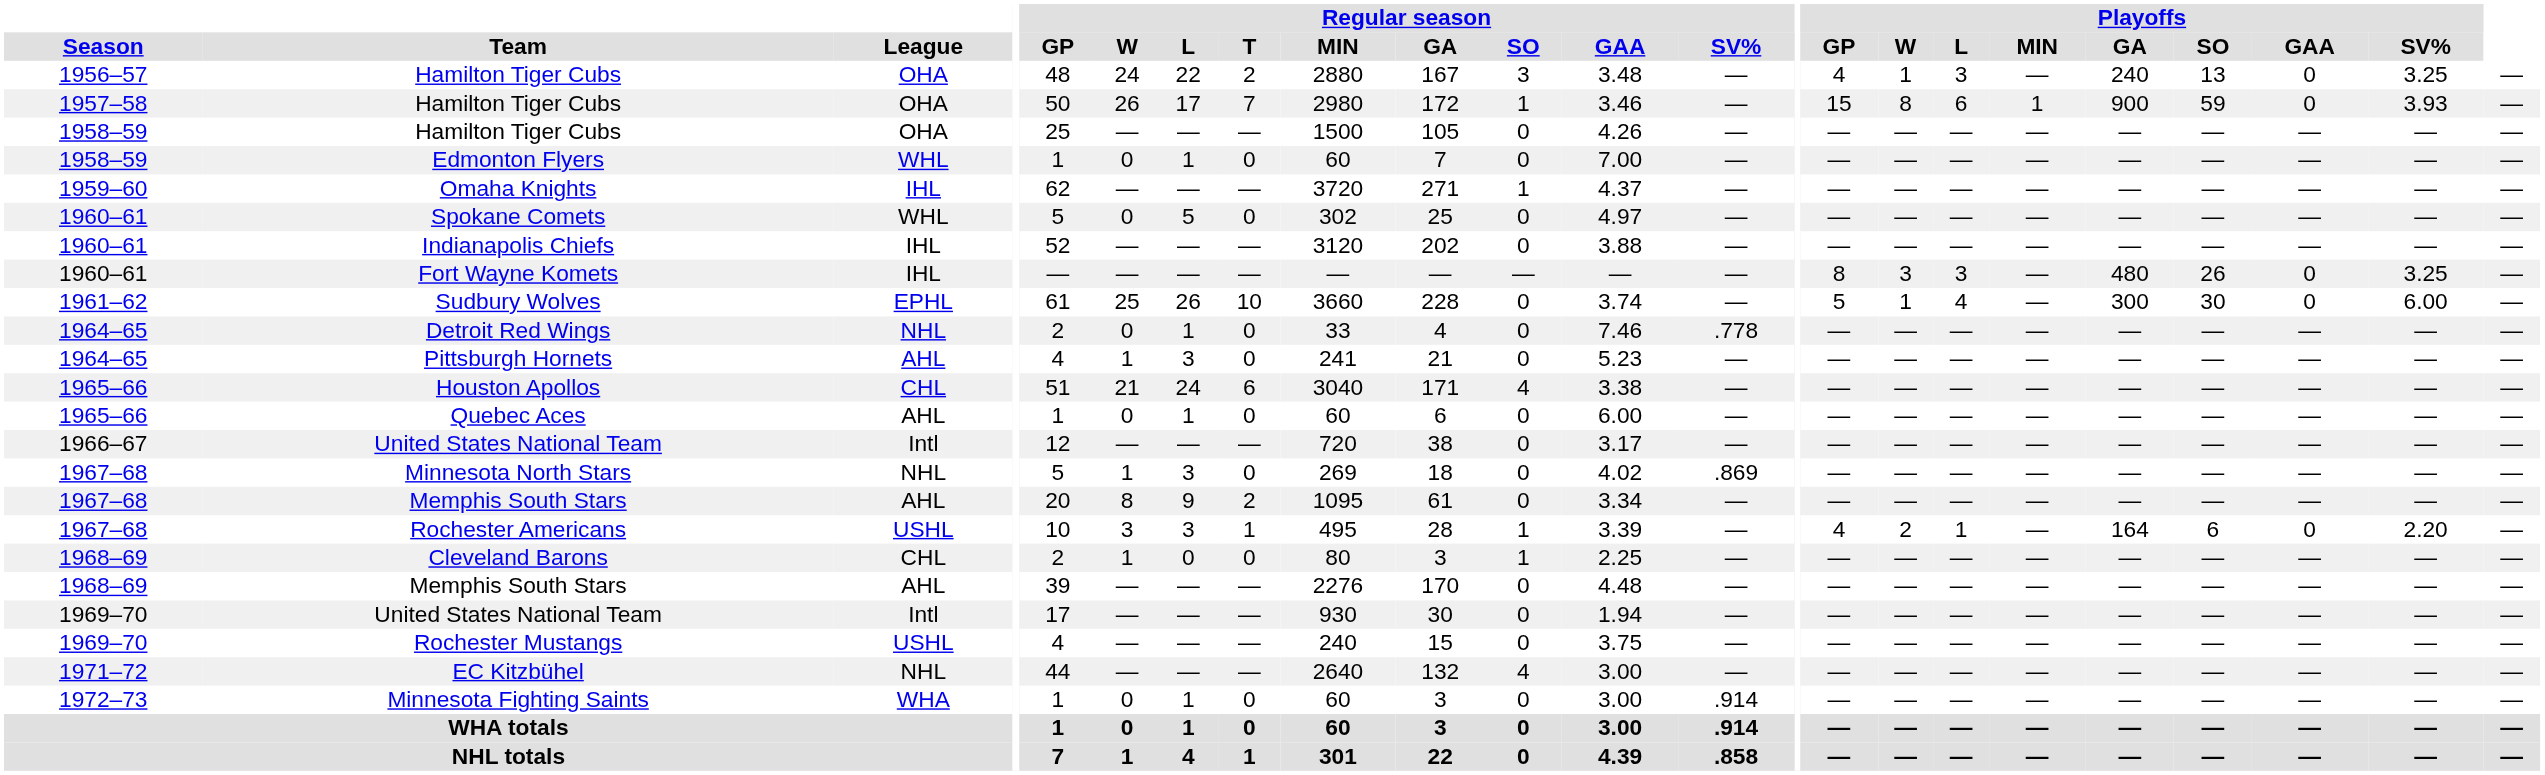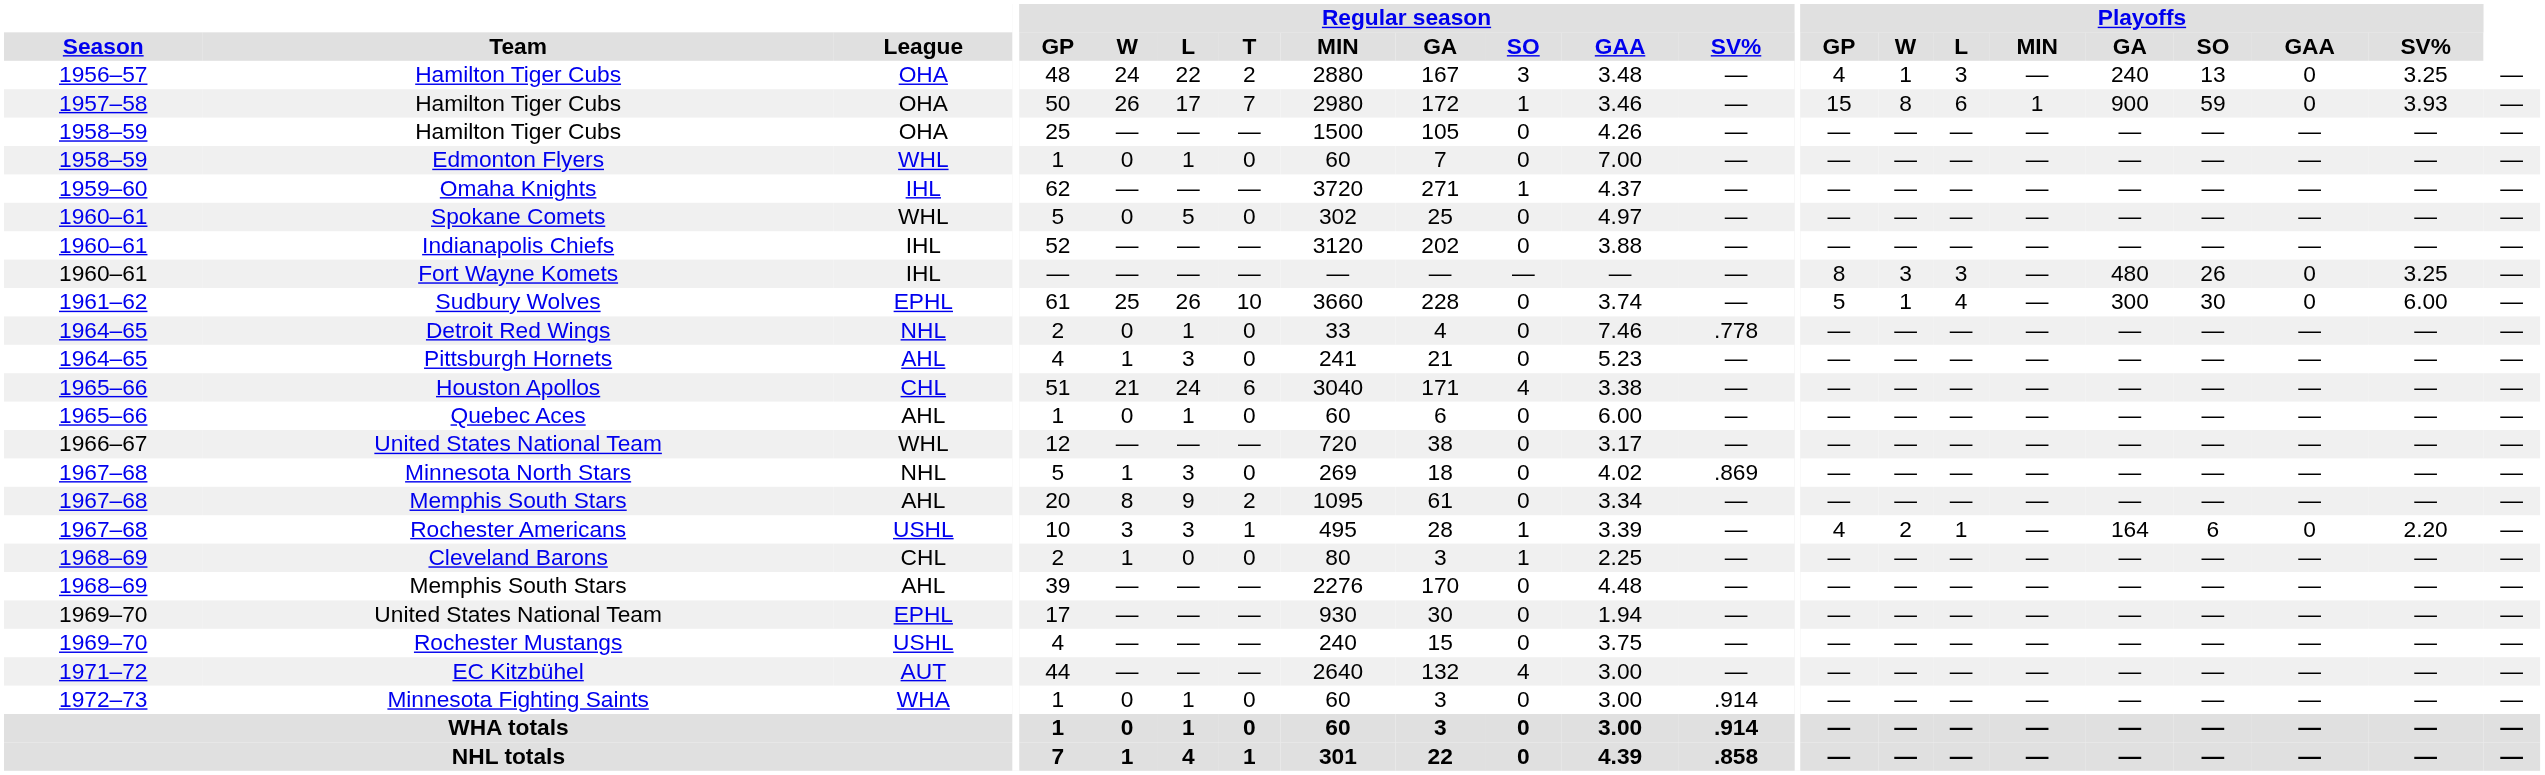(923, 443) Intl -> (923, 443) WHL
(923, 614) Intl -> (923, 614) EPHL
(923, 671) NHL -> (923, 671) AUT
